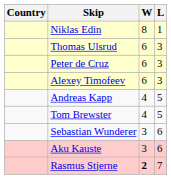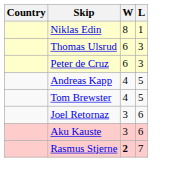- row: (88, 81)
+ row: (80, 115)
- row: (93, 132)
